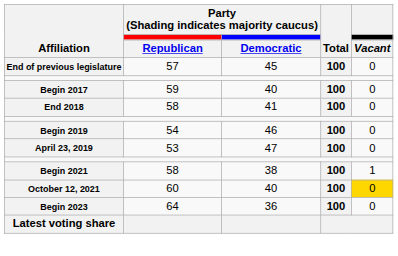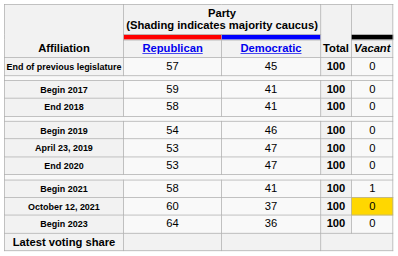(271, 89) 40 -> (271, 89) 41
+ row: (64, 166)
(271, 170) 38 -> (271, 188) 41
(271, 188) 40 -> (271, 206) 37
